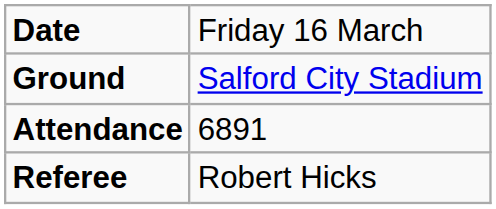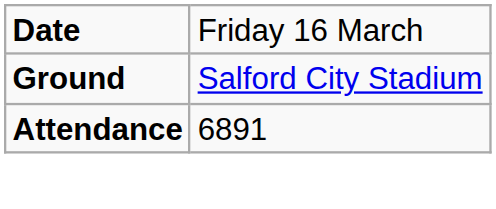- row: (70, 177)
